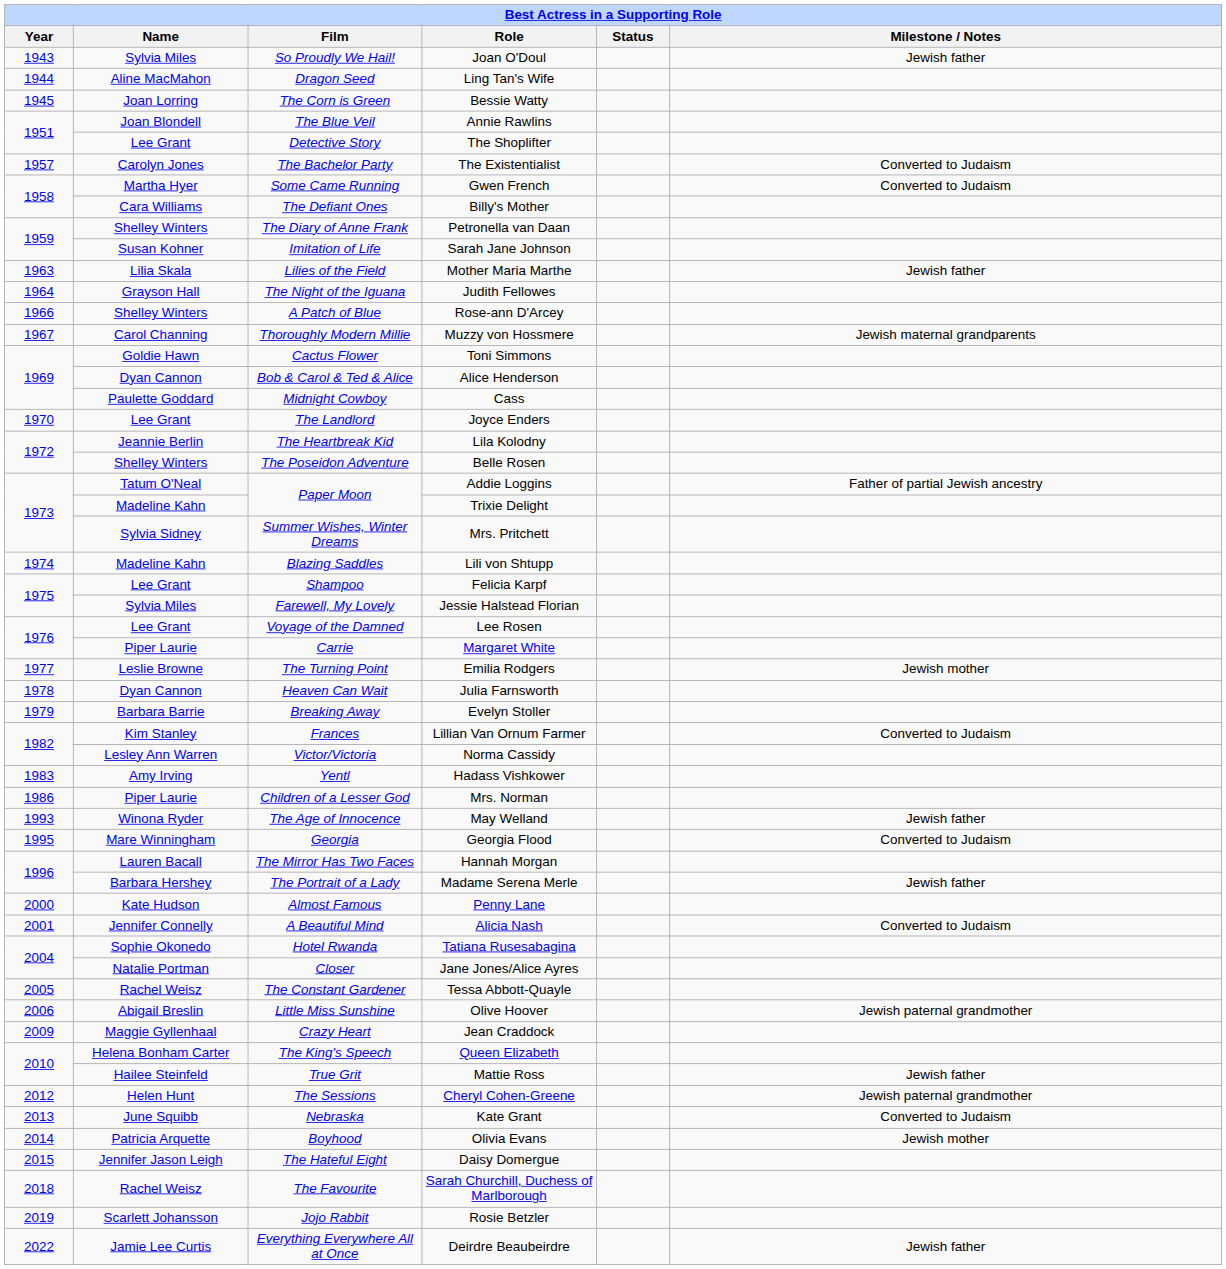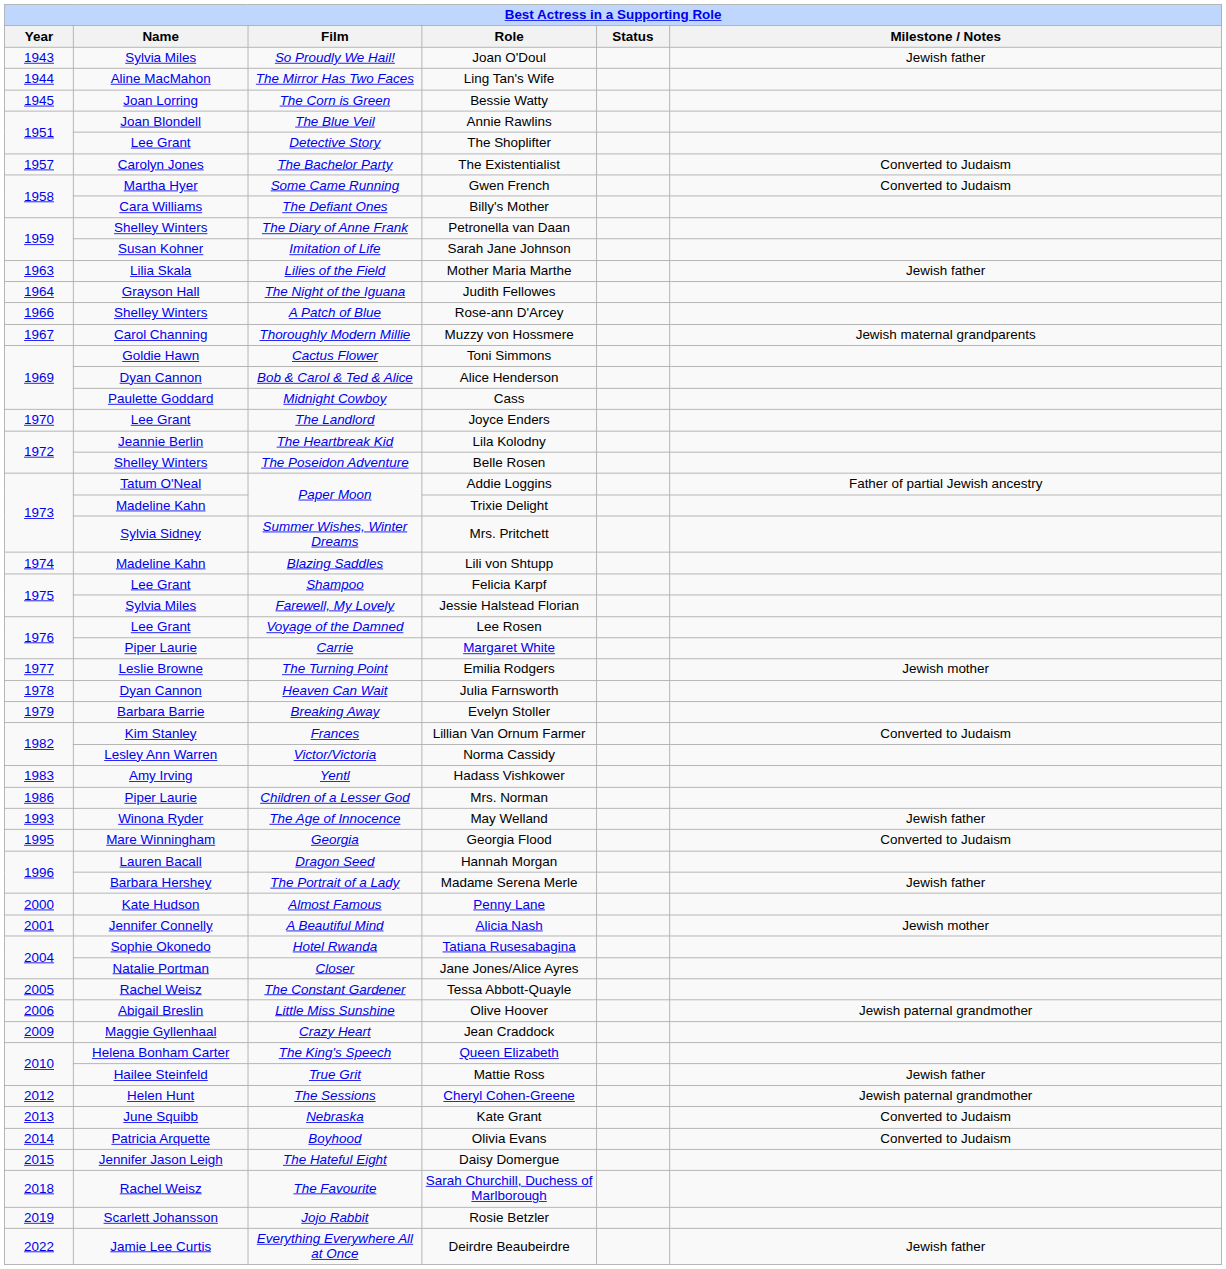(335, 79) Dragon Seed -> (335, 79) The Mirror Has Two Faces
(335, 861) The Mirror Has Two Faces -> (335, 861) Dragon Seed
(946, 925) Converted to Judaism -> (946, 925) Jewish mother
(946, 1138) Jewish mother -> (946, 1138) Converted to Judaism
